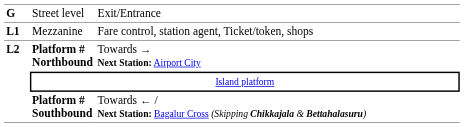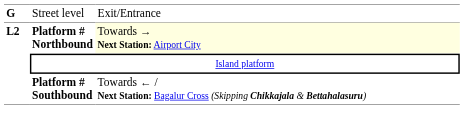- row: (57, 31)
(149, 55) no background -> (149, 37) lightyellow background
